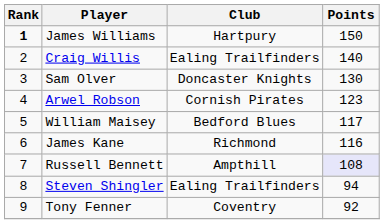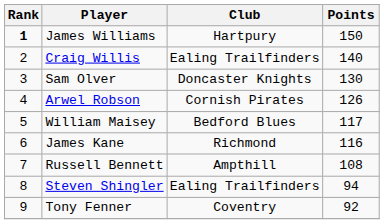(351, 101) 123 -> (351, 101) 126
(351, 165) lavender background -> (351, 165) no background
